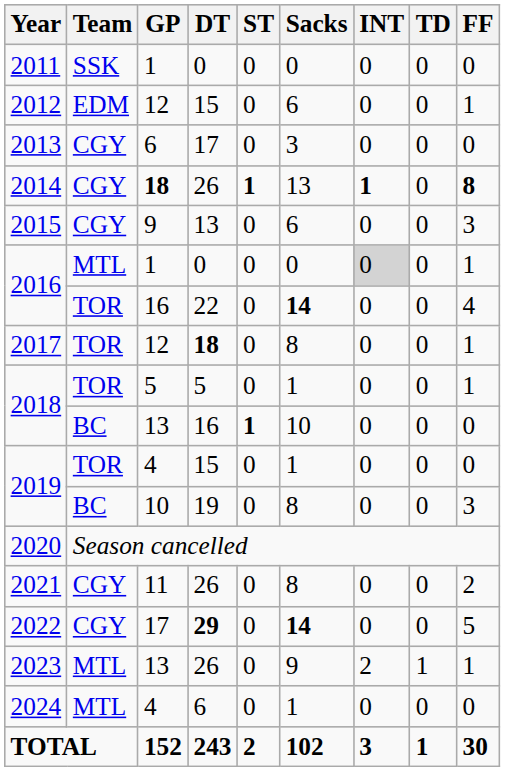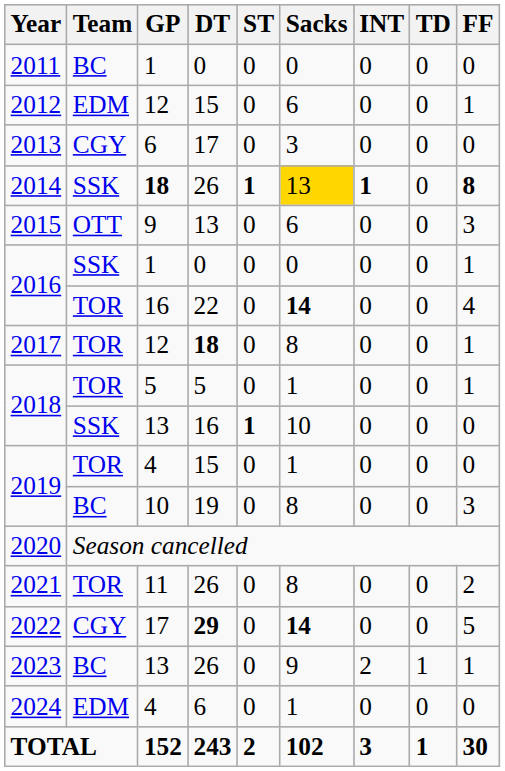(96, 64) SSK -> (90, 64) BC
(100, 184) CGY -> (96, 184) SSK
(298, 184) no background -> (298, 184) gold background
(100, 225) CGY -> (97, 225) OTT
(100, 265) MTL -> (96, 265) SSK
(365, 265) lightgrey background -> (365, 265) no background
(90, 425) BC -> (96, 425) SSK
(100, 585) CGY -> (98, 585) TOR
(100, 666) MTL -> (90, 666) BC
(100, 706) MTL -> (101, 706) EDM
